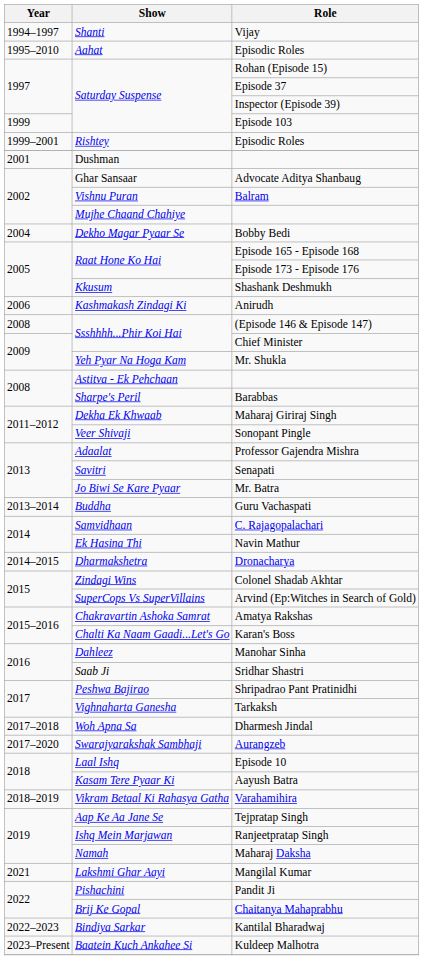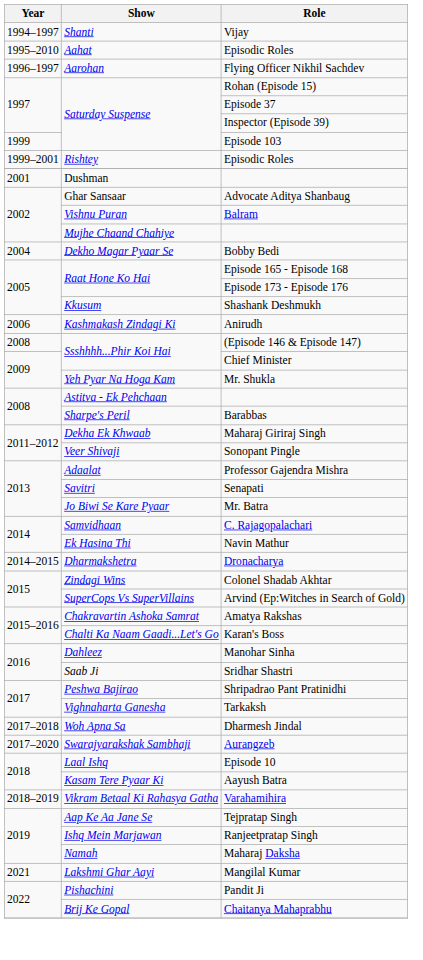+ row: (84, 68)
- row: (93, 506)
- row: (110, 927)
- row: (134, 945)
